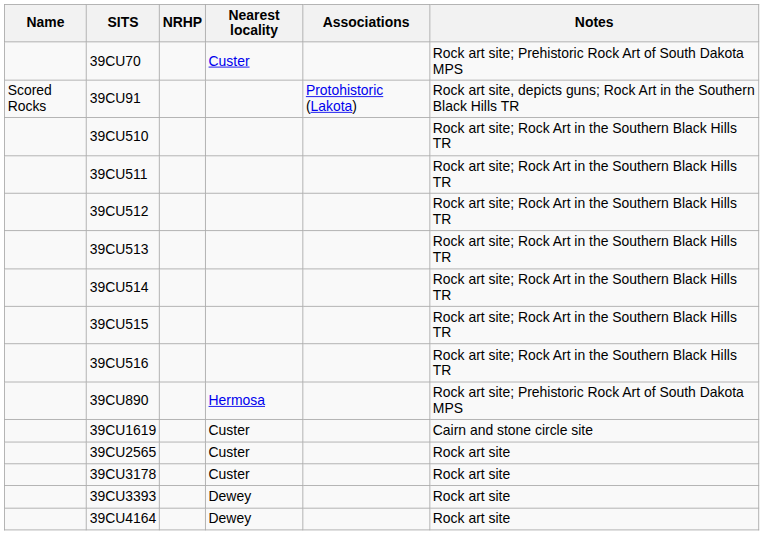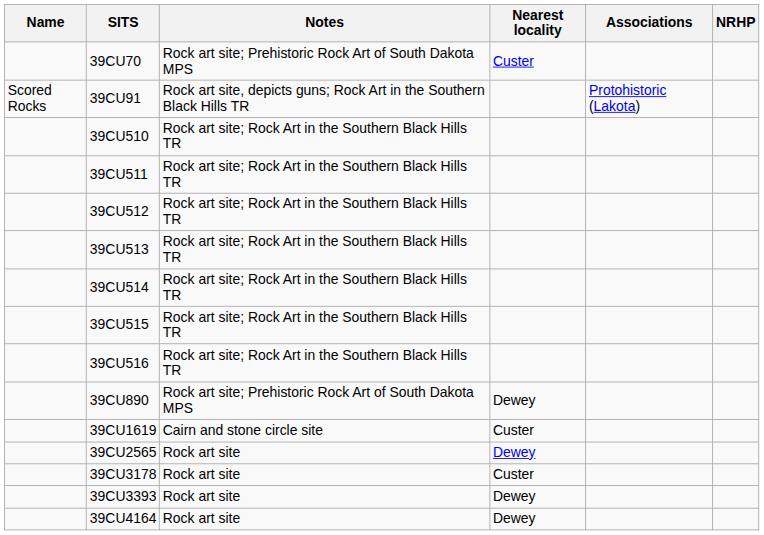columns swapped: (182, 23) <-> (594, 23)
(237, 400) Hermosa -> (514, 400) Dewey
(229, 452) Custer -> (514, 452) Dewey
